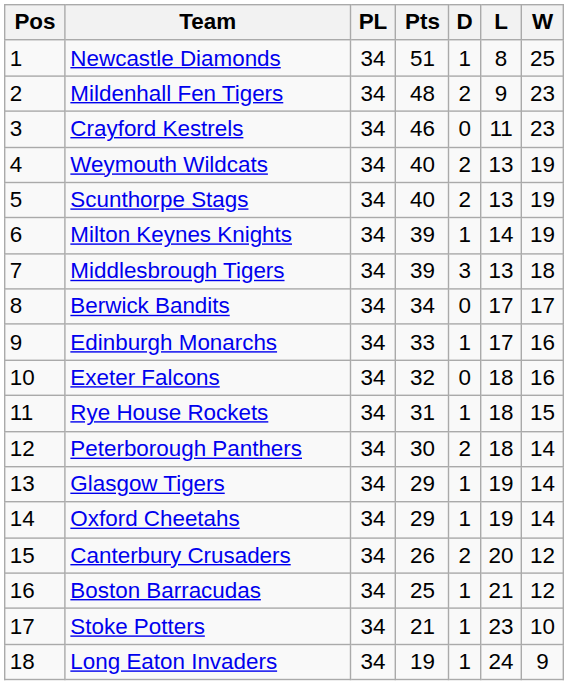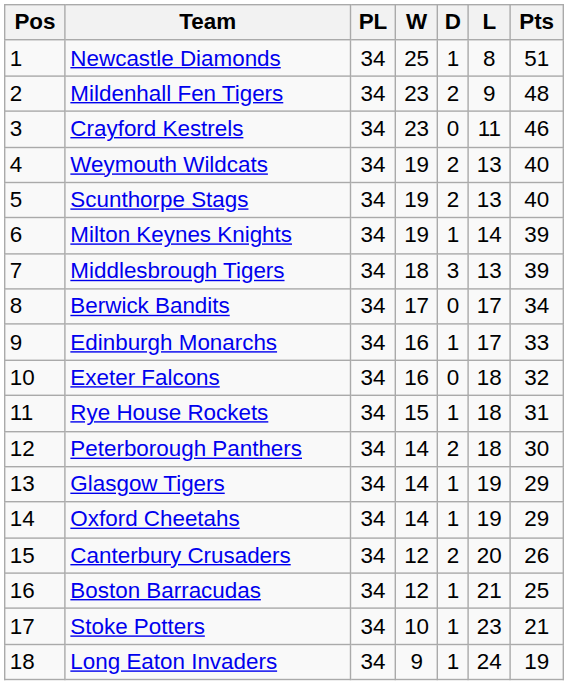columns swapped: (543, 22) <-> (422, 22)
